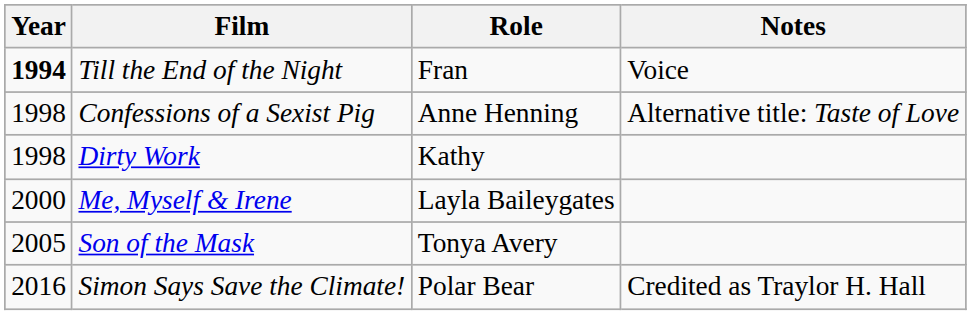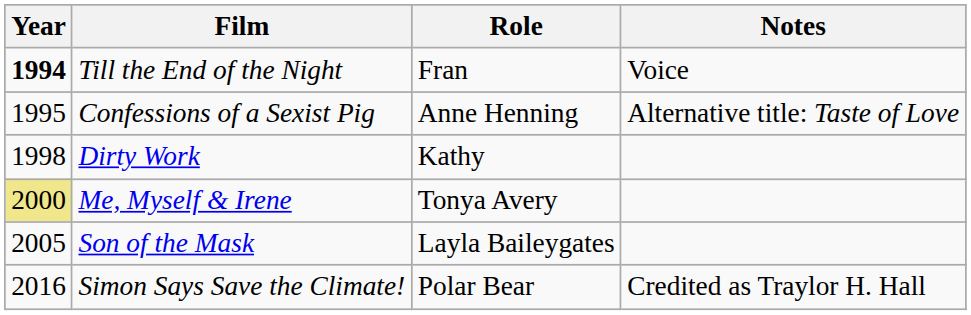(39, 112) 1998 -> (39, 112) 1995
(39, 199) no background -> (39, 199) khaki background
(516, 199) Layla Baileygates -> (488, 199) Tonya Avery
(488, 243) Tonya Avery -> (516, 243) Layla Baileygates
